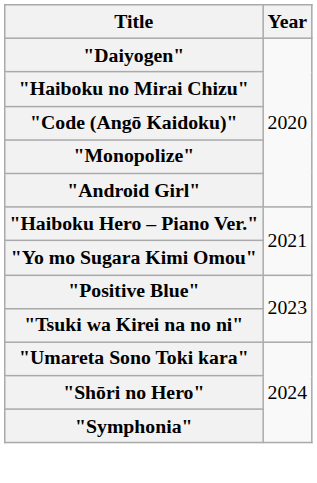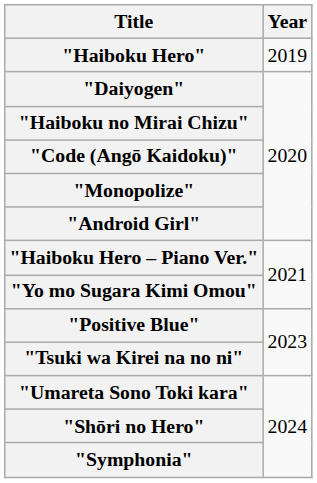+ row: (134, 55)
